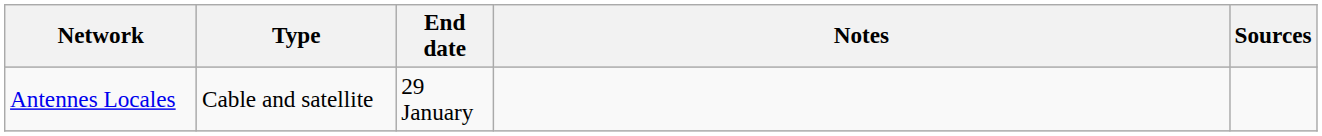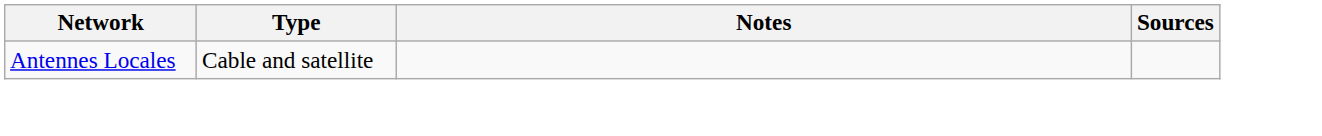- column: (445, 35)
